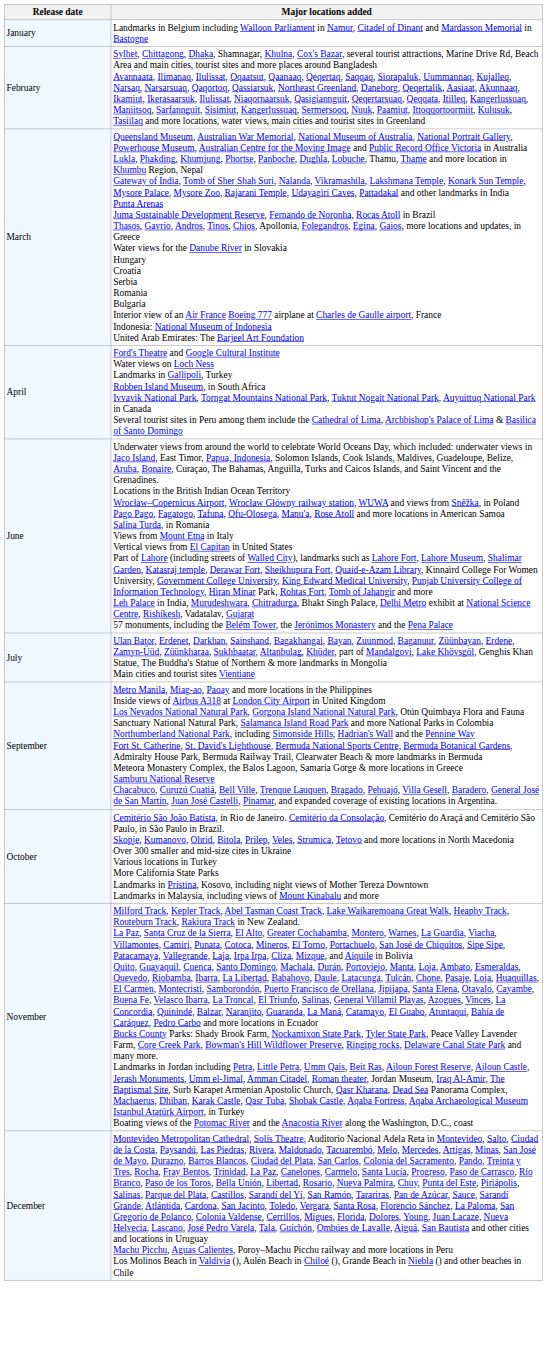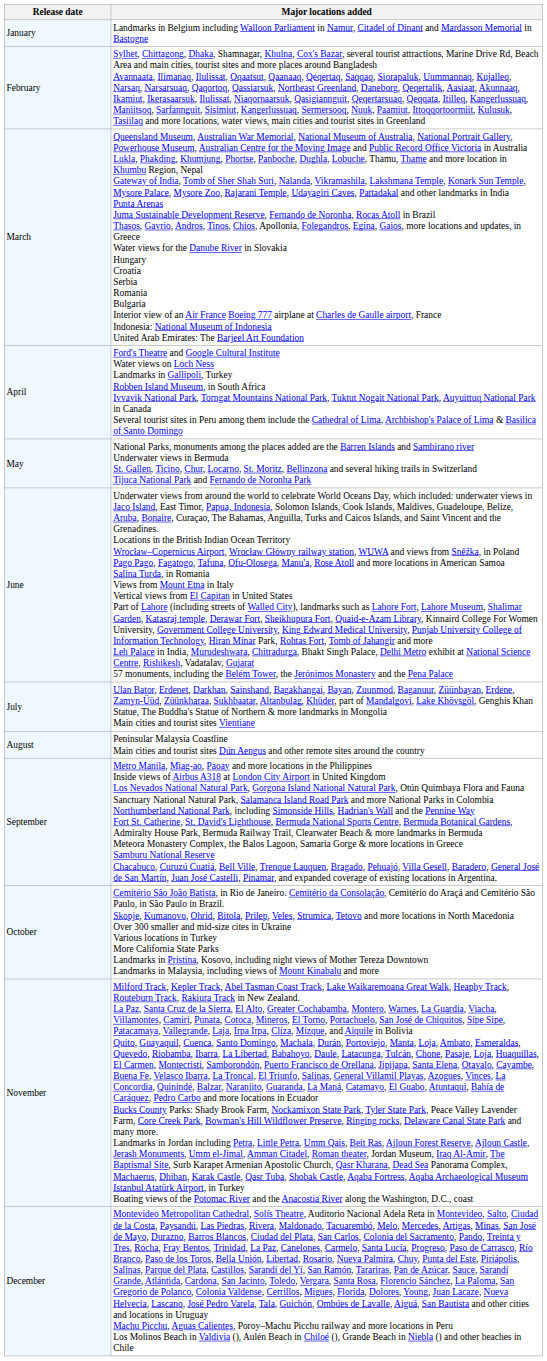+ row: (15, 464)
+ row: (20, 744)
